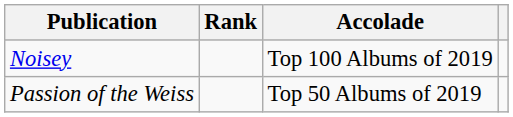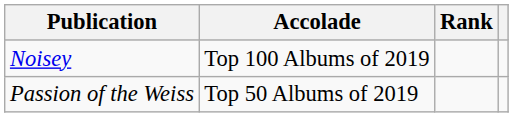columns swapped: (380, 22) <-> (231, 22)
